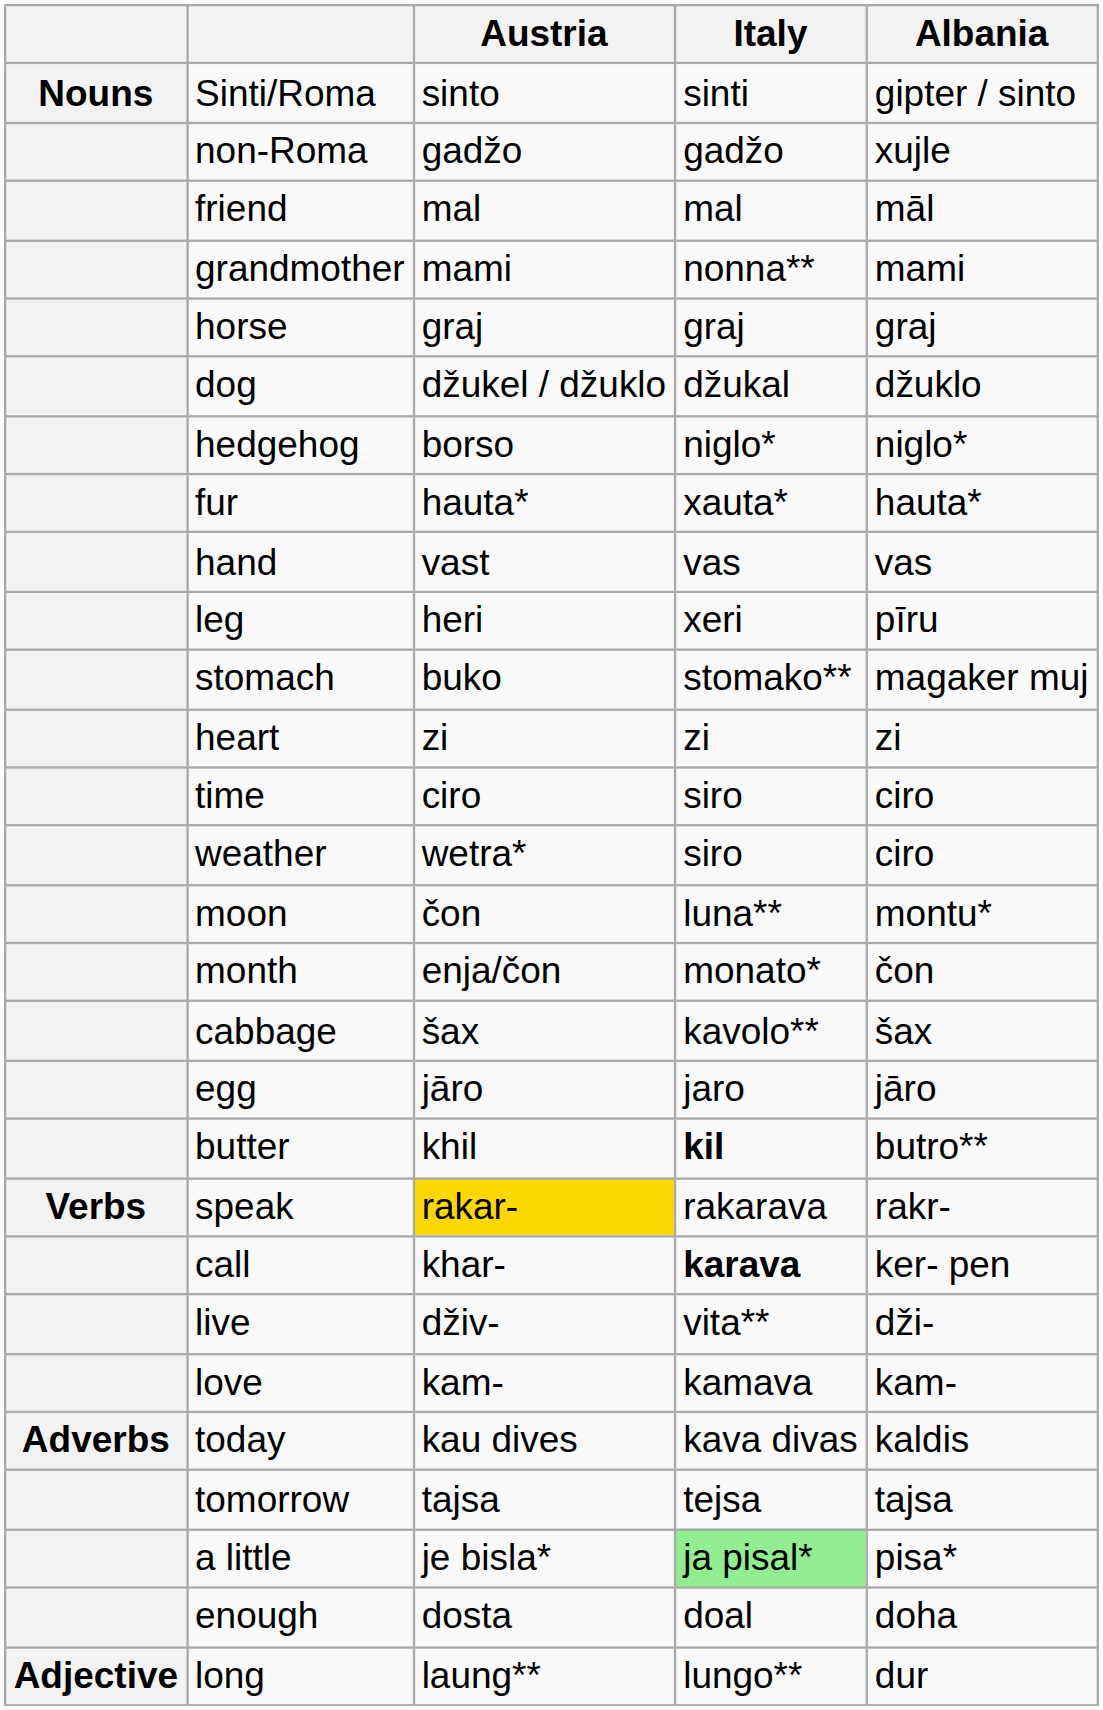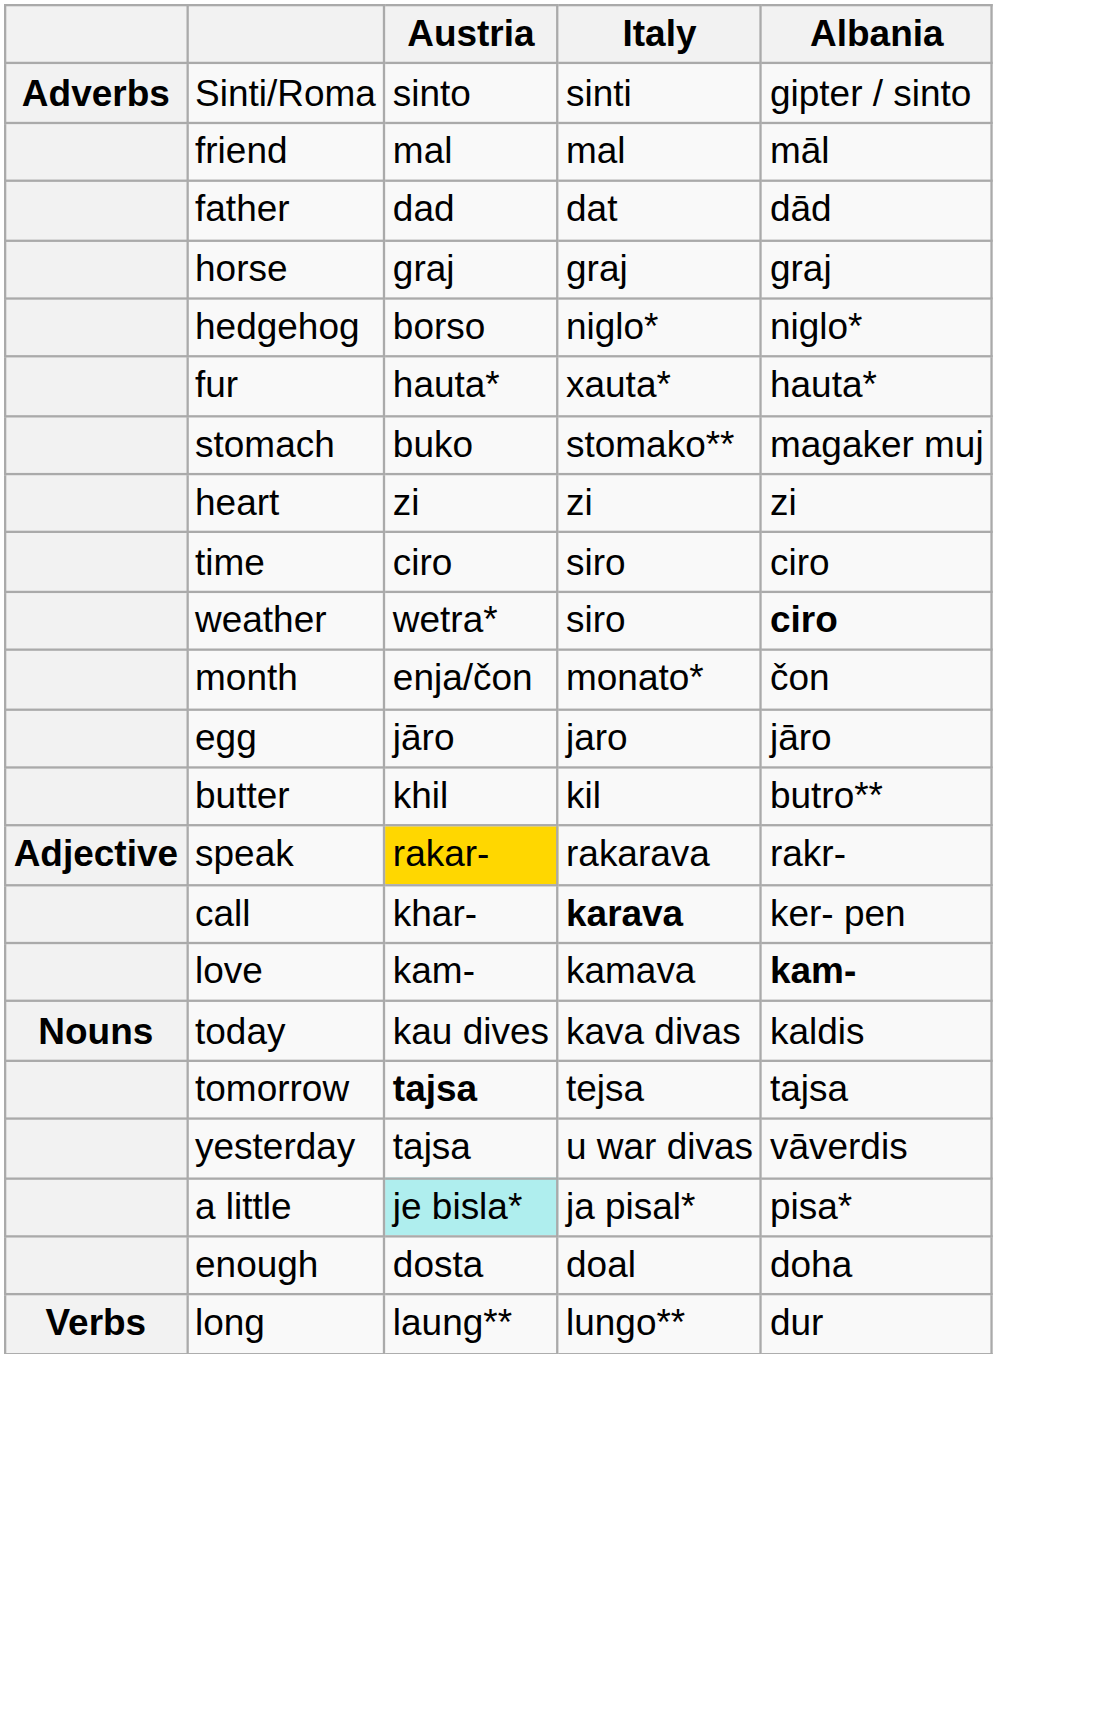(96, 92) Nouns -> (96, 92) Adverbs
- row: (281, 151)
+ row: (242, 209)
- row: (300, 268)
- row: (226, 385)
- row: (236, 561)
- row: (220, 619)
(905, 854) normal -> (804, 619) bold
- row: (241, 913)
- row: (266, 1030)
(704, 1147) bold -> (583, 795) normal
(96, 1206) Verbs -> (96, 854) Adjective
- row: (223, 1323)
(916, 1381) normal -> (813, 971) bold
(96, 1440) Adverbs -> (96, 1030) Nouns
(461, 1499) normal -> (435, 1088) bold
+ row: (275, 1147)
(486, 1557) no background -> (458, 1206) paleturquoise background
(748, 1557) lightgreen background -> (631, 1206) no background
(96, 1675) Adjective -> (96, 1323) Verbs
